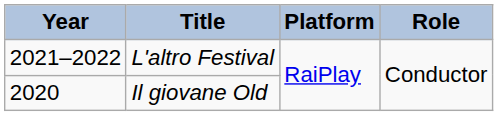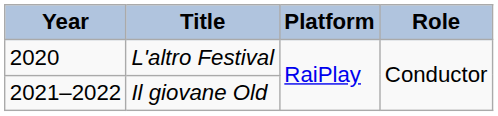(65, 57) 2021–2022 -> (35, 57) 2020
(35, 92) 2020 -> (65, 92) 2021–2022
